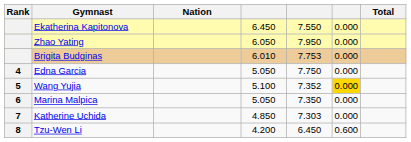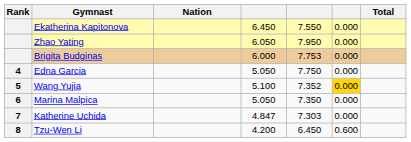(264, 56) 6.010 -> (264, 56) 6.000
(264, 115) 4.850 -> (264, 115) 4.847
